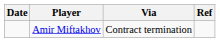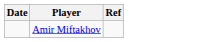- column: (149, 12)
